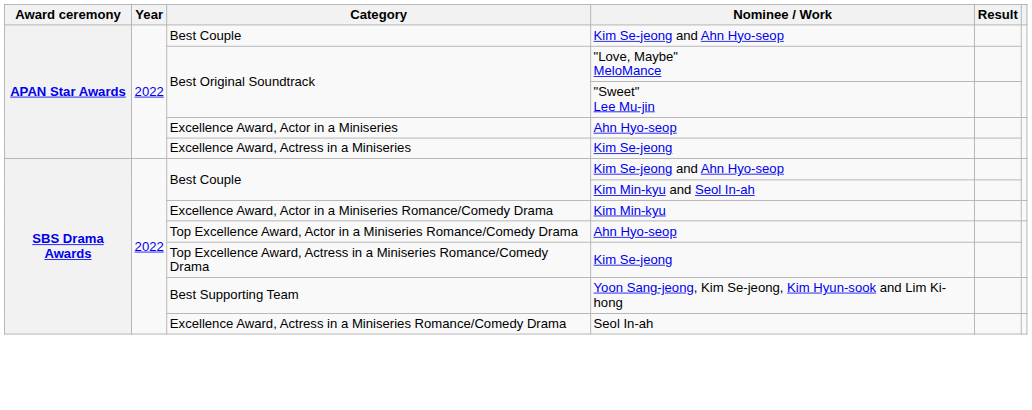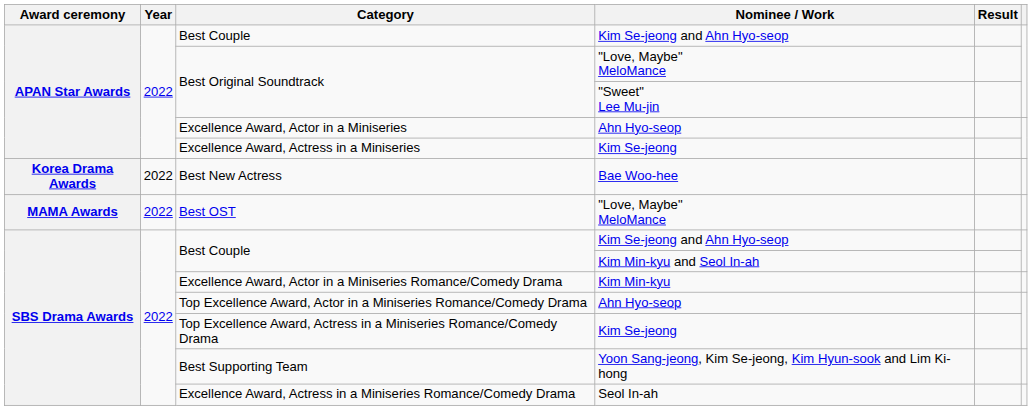+ row: (230, 176)
+ row: (207, 212)
